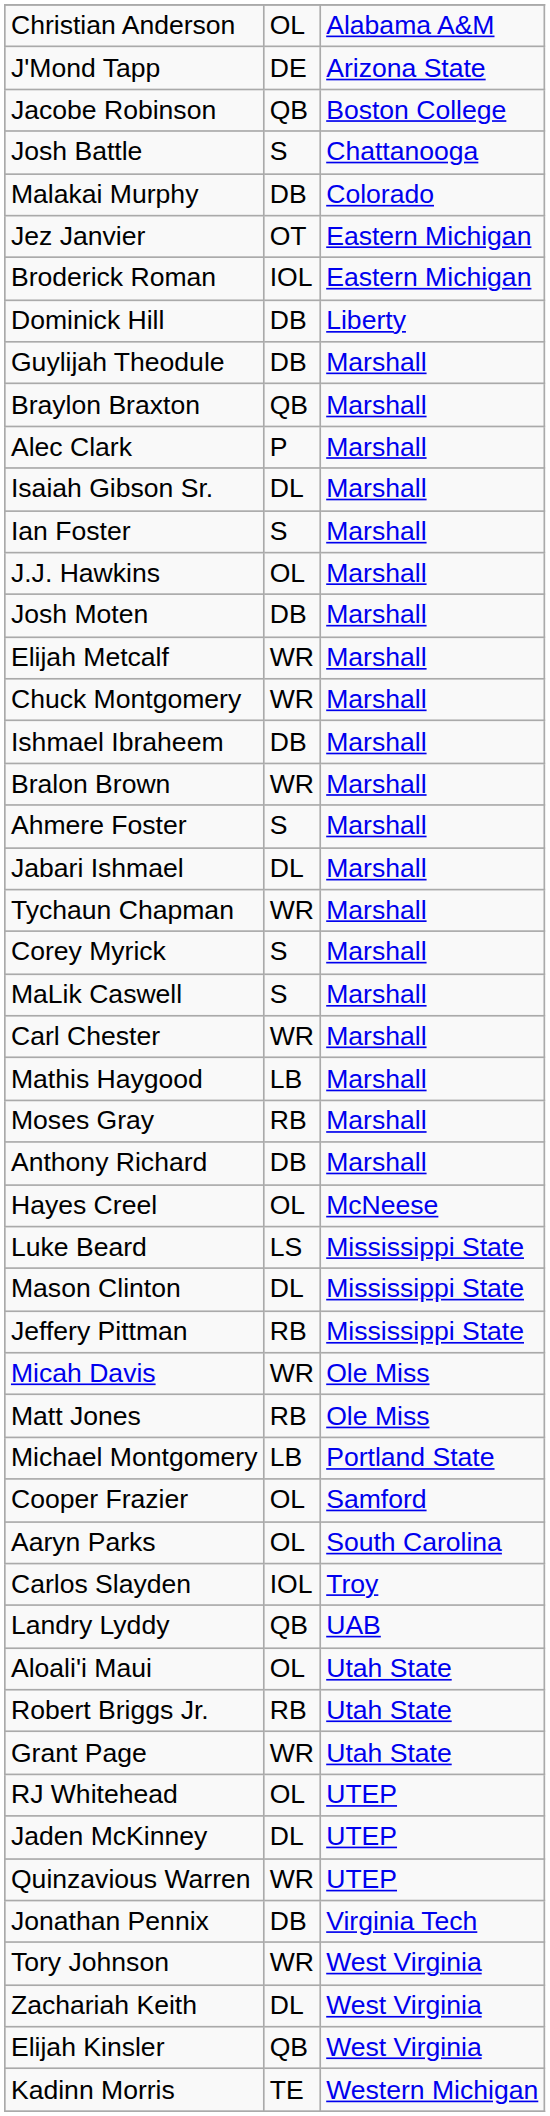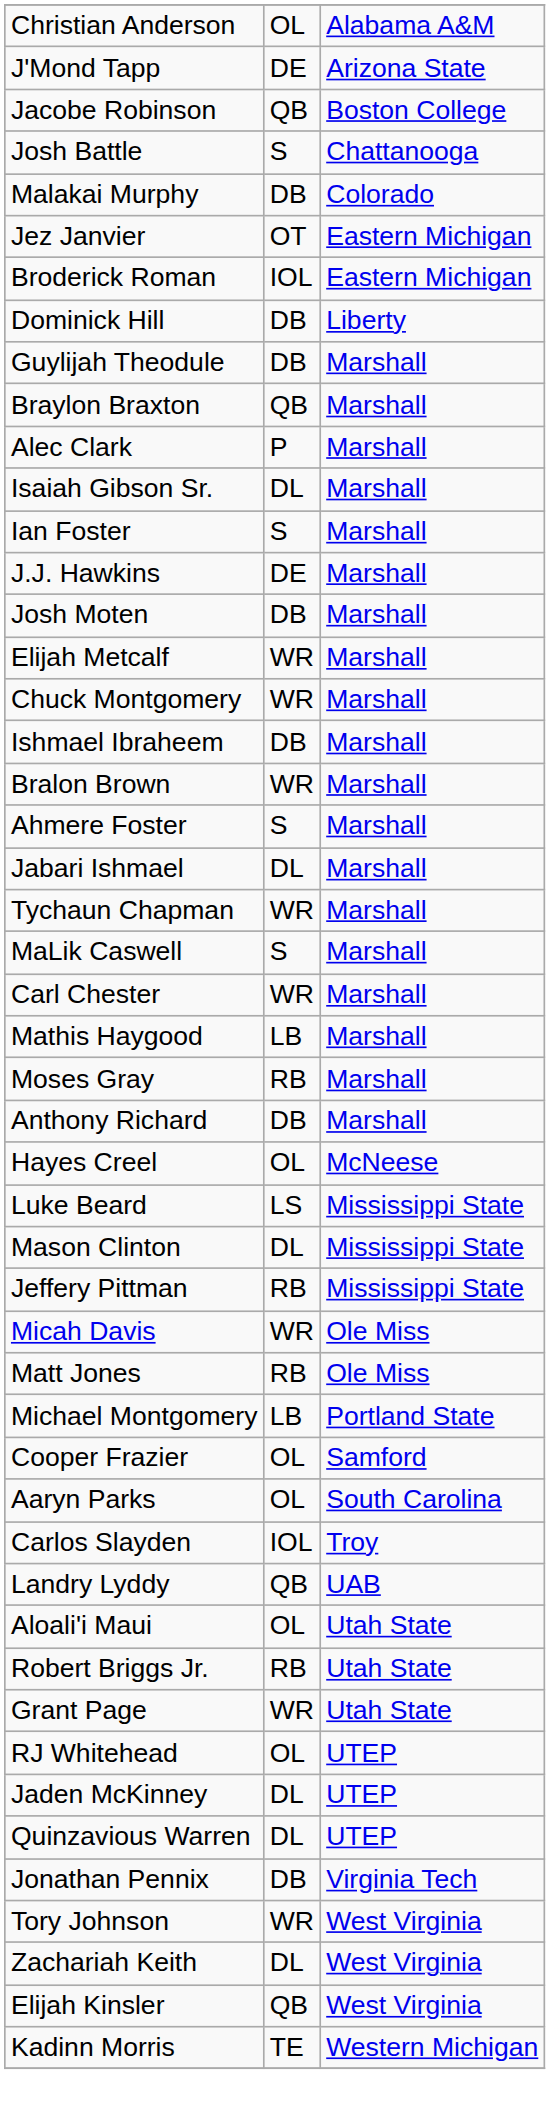(287, 573) OL -> (288, 573) DE
- row: (88, 952)
(292, 1878) WR -> (287, 1836) DL
